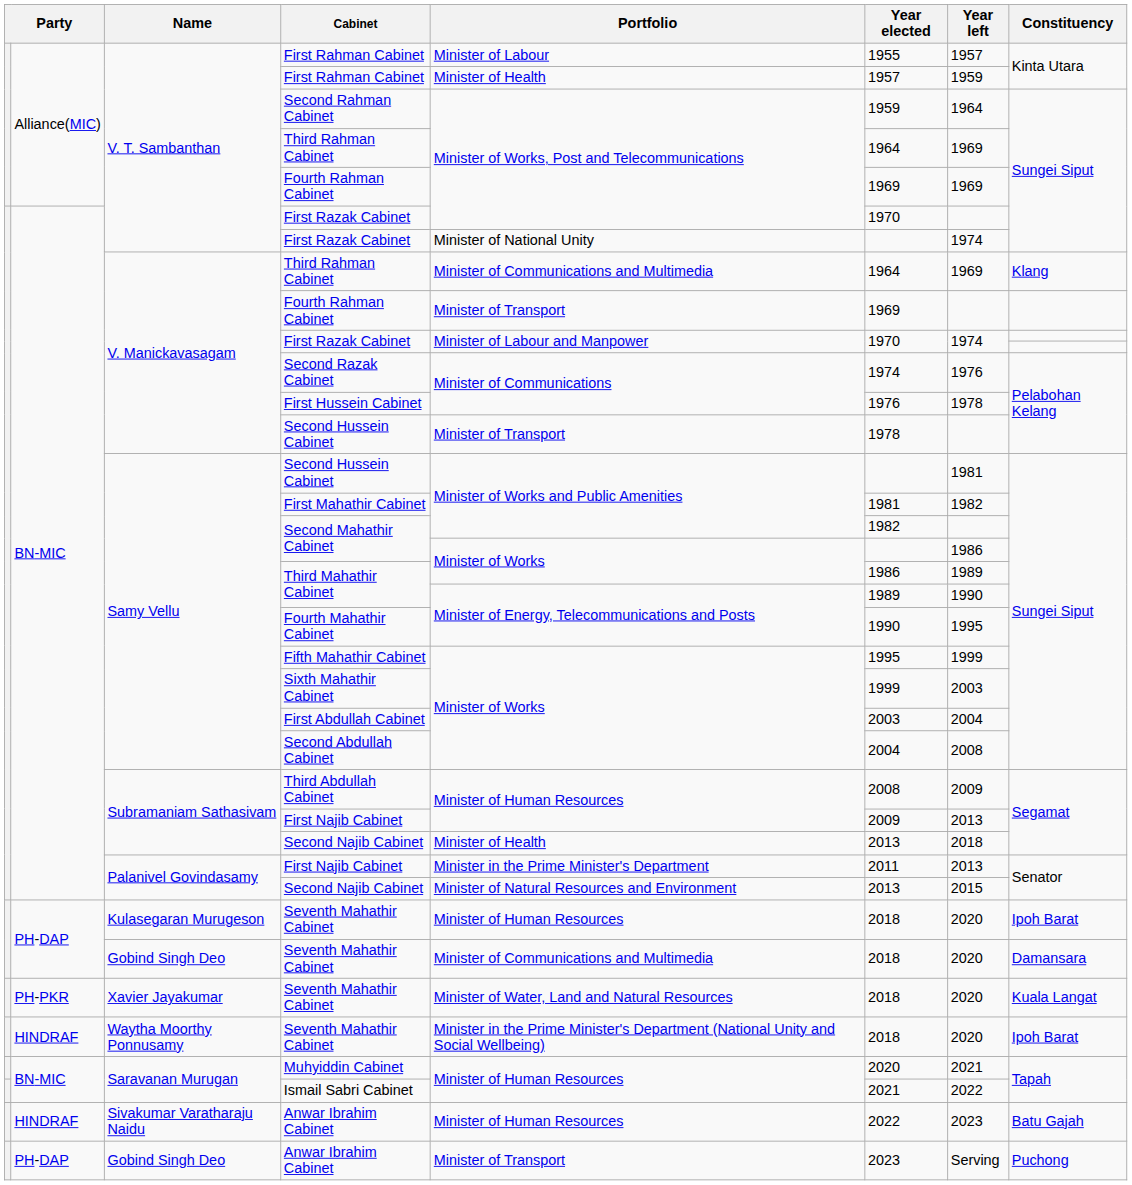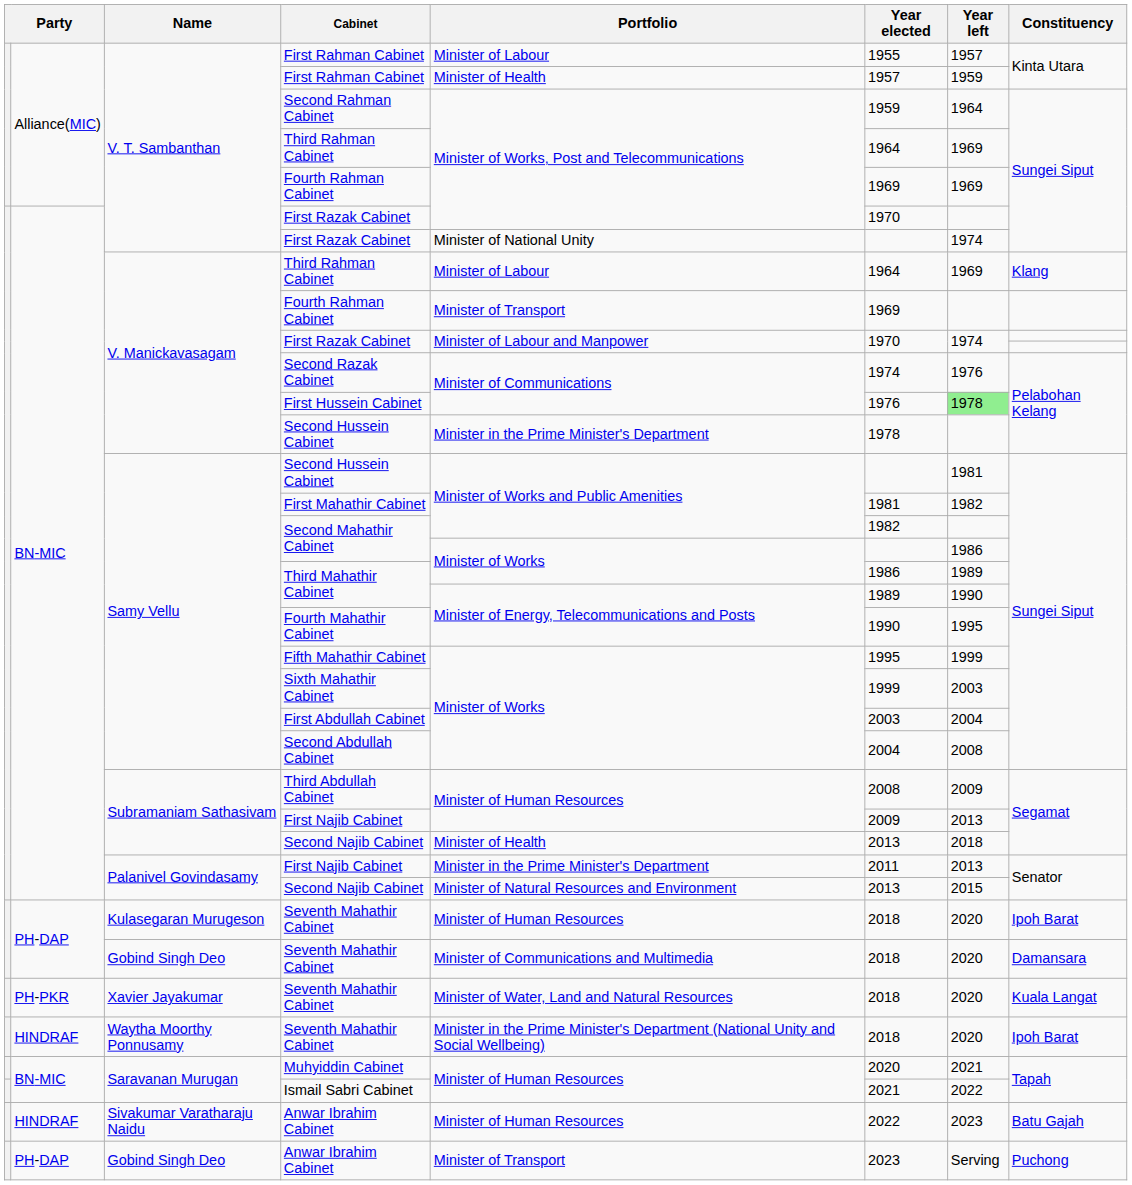(573, 271) Minister of Communications and Multimedia -> (491, 271) Minister of Labour
(967, 403) no background -> (967, 403) lightgreen background
(499, 434) Minister of Transport -> (571, 434) Minister in the Prime Minister's Department
